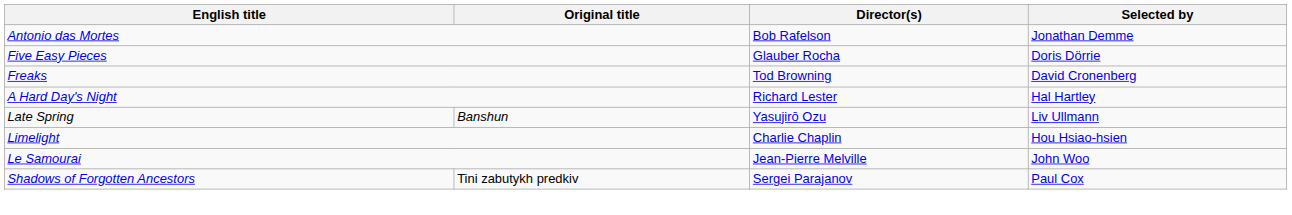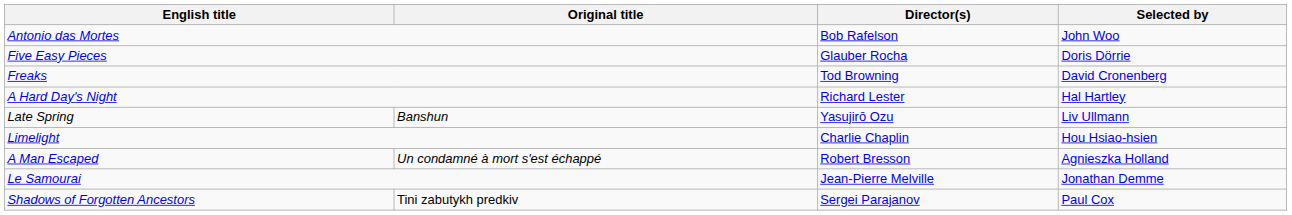(1082, 35) Jonathan Demme -> (1090, 35) John Woo
+ row: (53, 158)
(1060, 158) John Woo -> (1113, 179) Jonathan Demme
